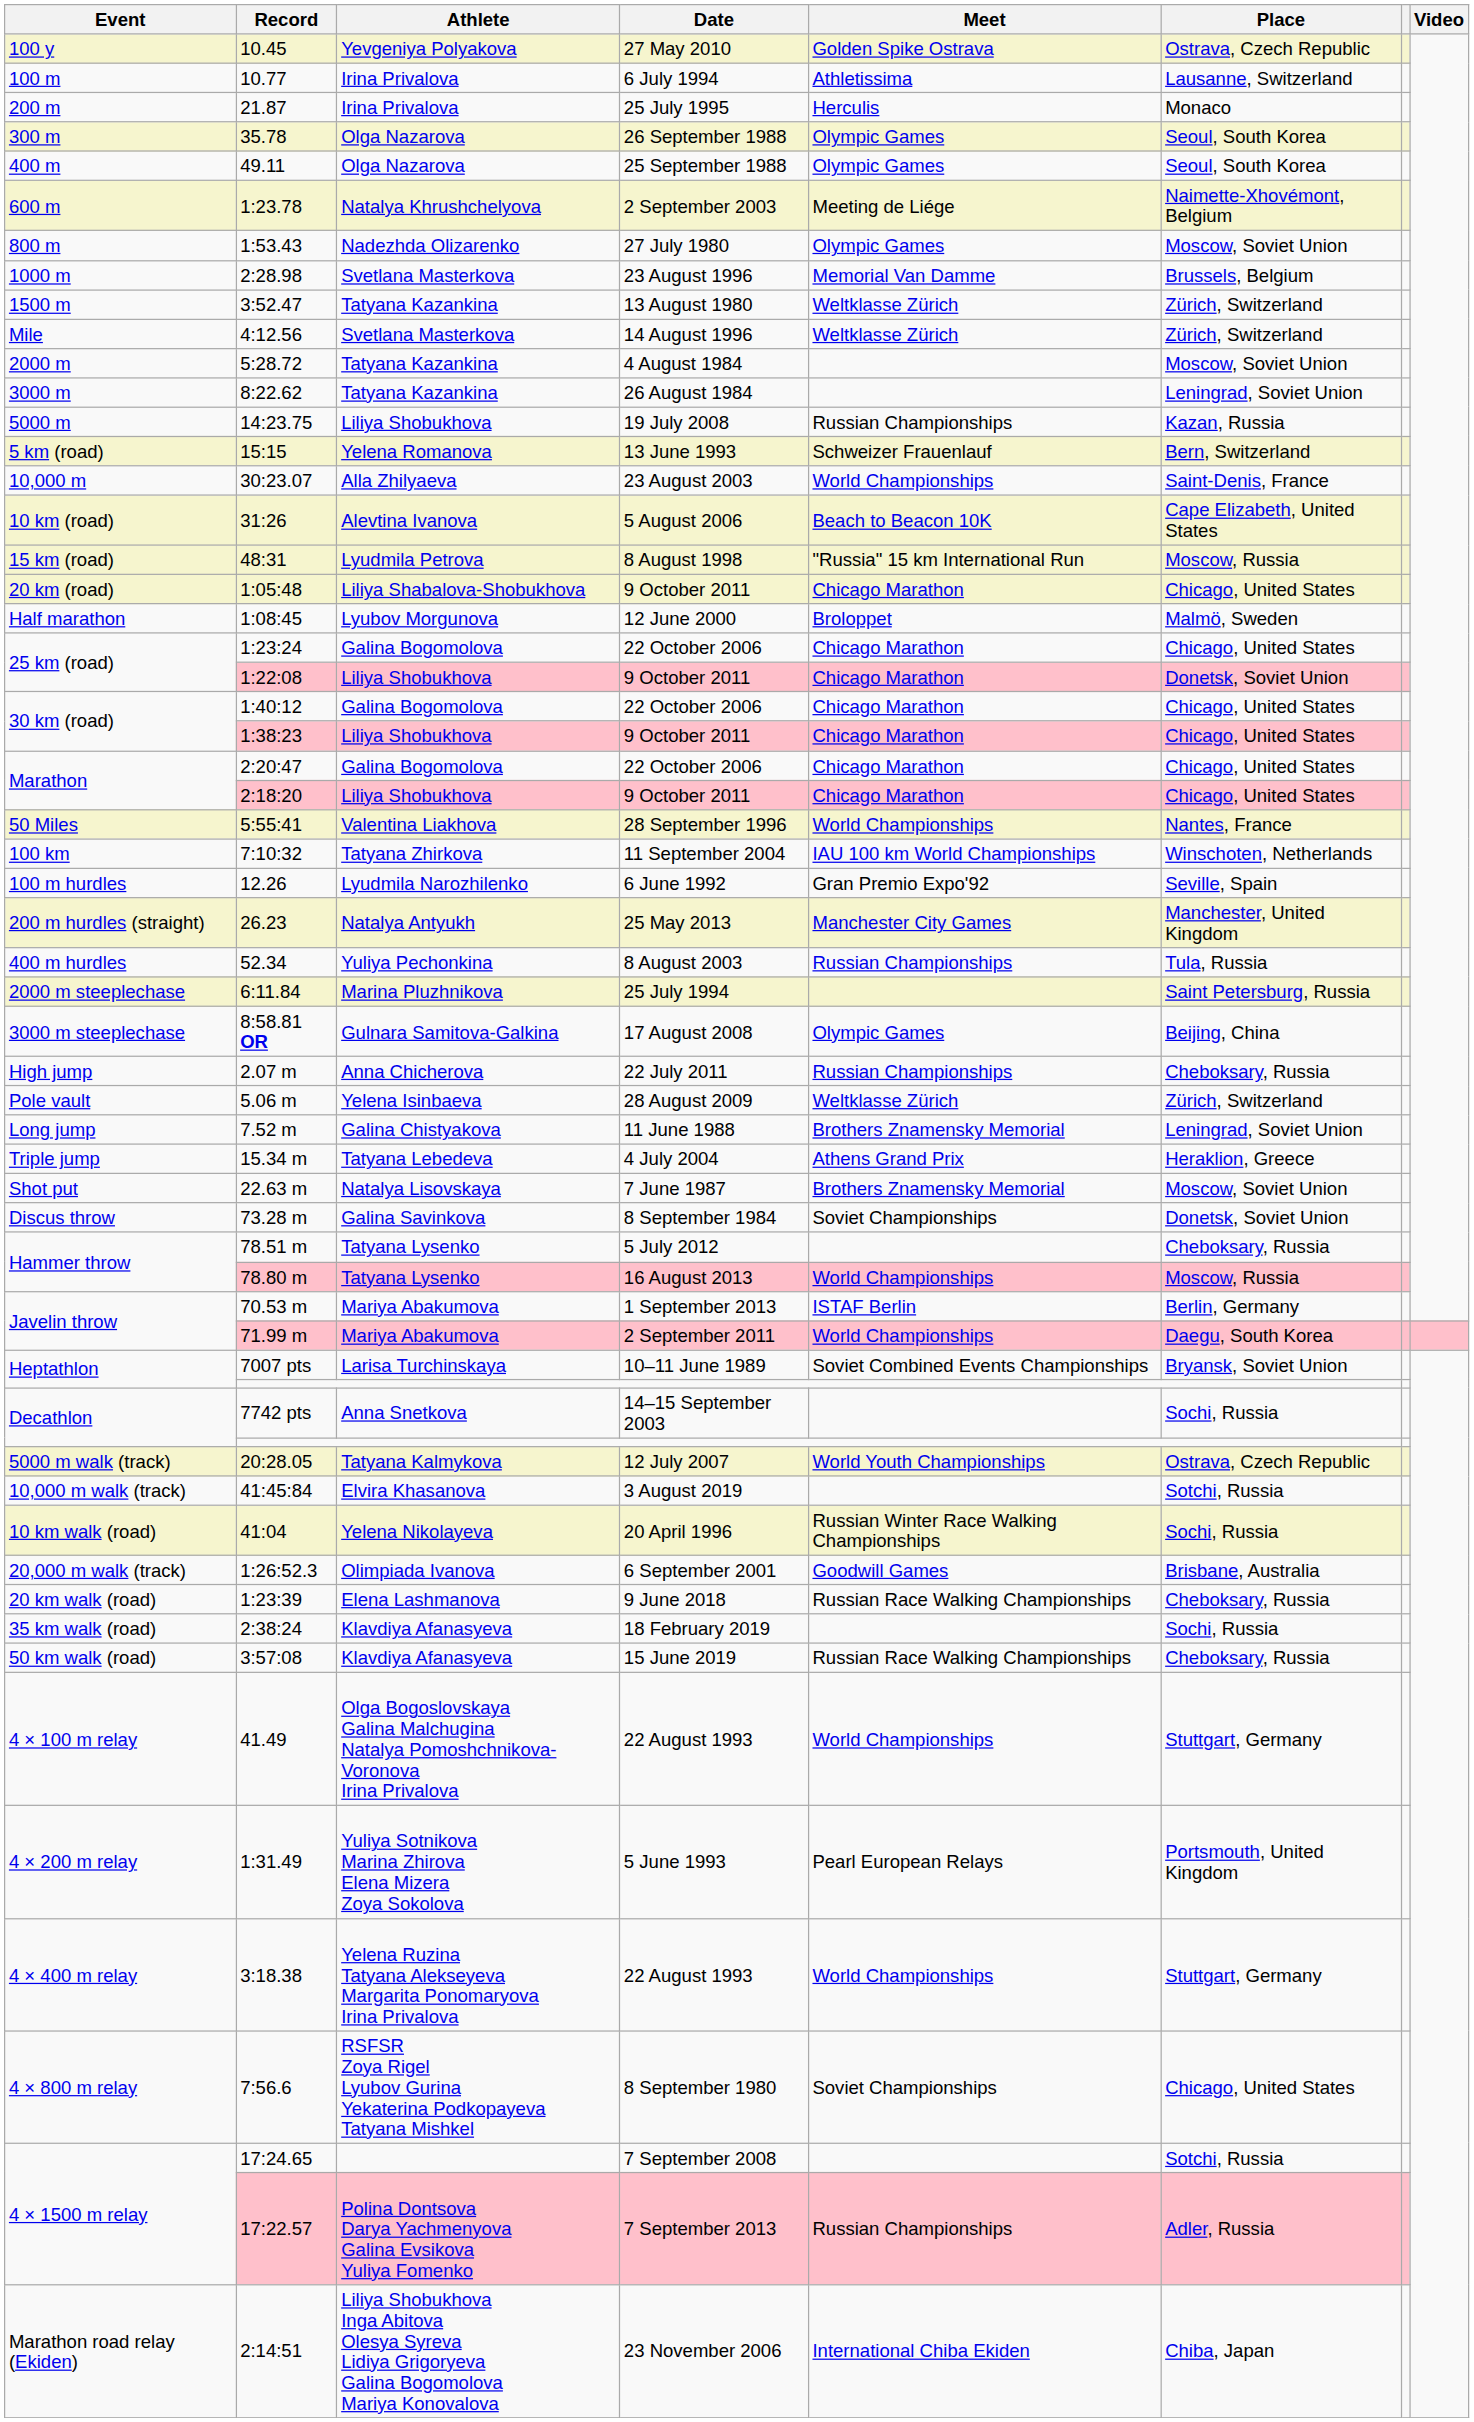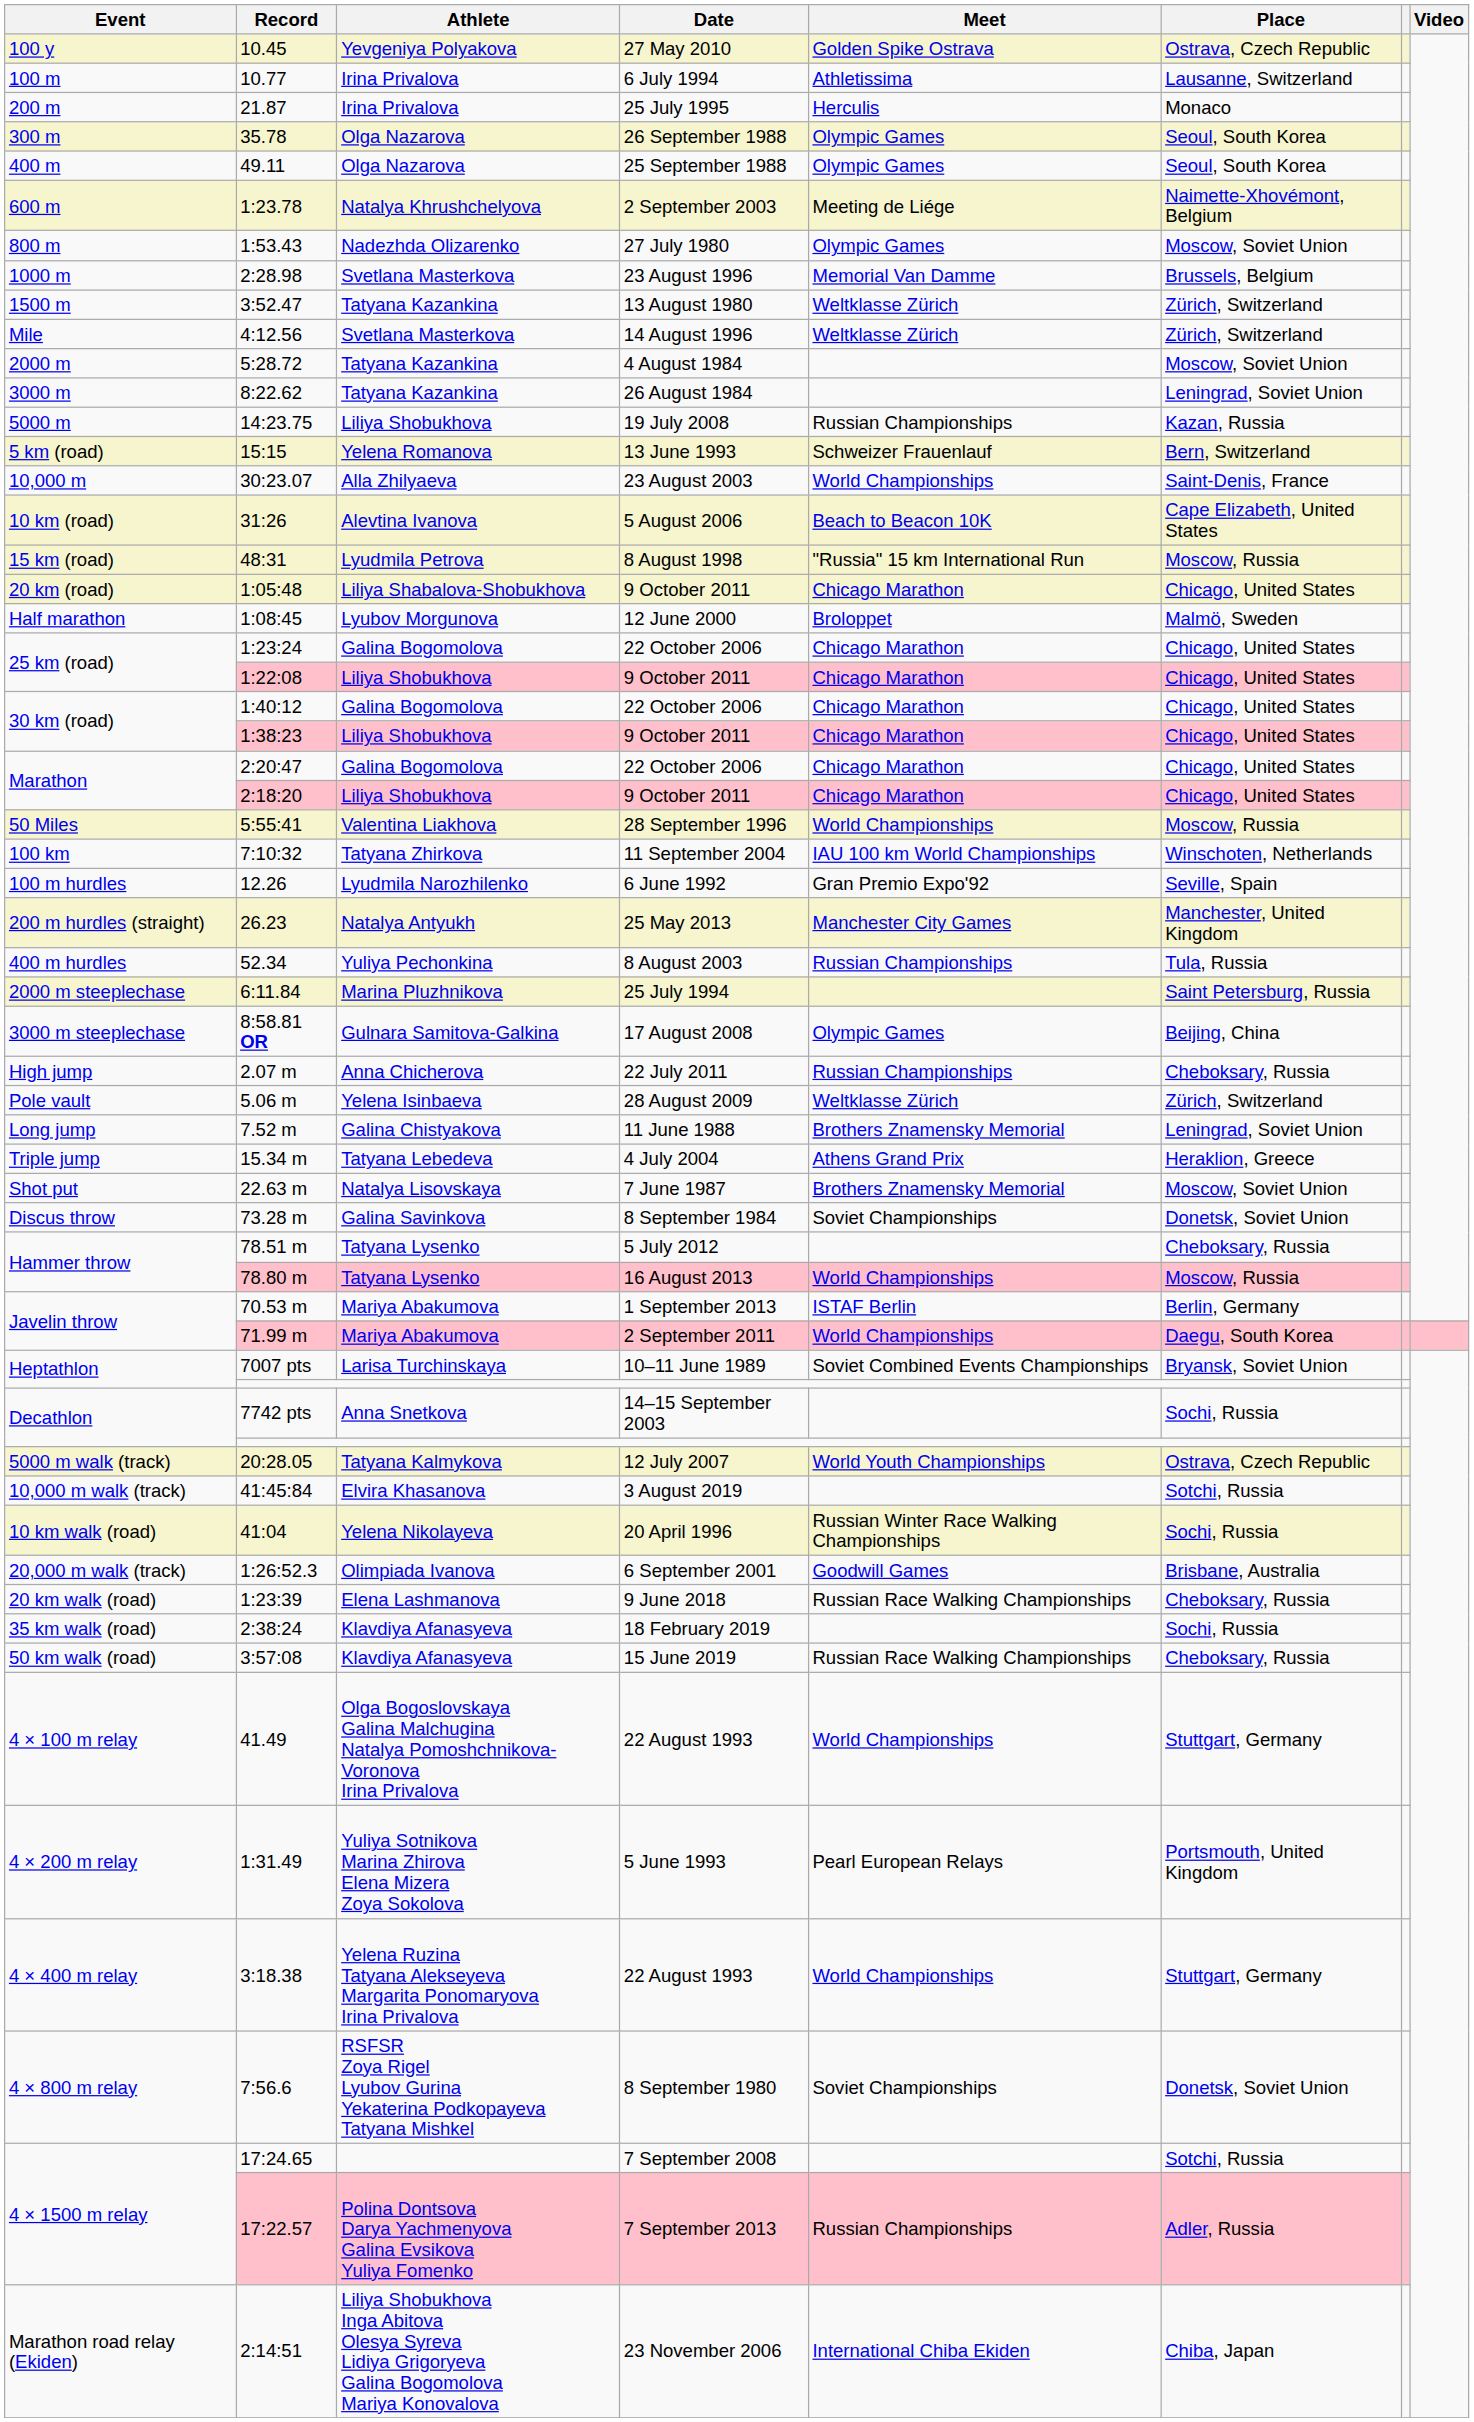(1257, 677) Donetsk, Soviet Union -> (1260, 677) Chicago, United States
(1228, 824) Nantes, France -> (1232, 824) Moscow, Russia
(1260, 2087) Chicago, United States -> (1257, 2087) Donetsk, Soviet Union
